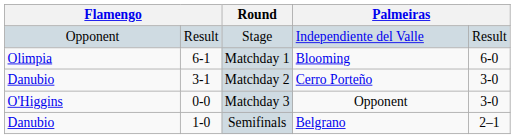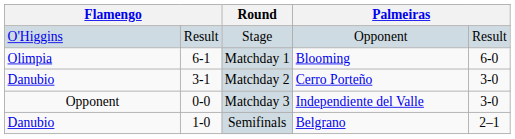(93, 36) Opponent -> (35, 36) O'Higgins
(360, 36) Independiente del Valle -> (381, 36) Opponent
(35, 101) O'Higgins -> (93, 101) Opponent
(381, 101) Opponent -> (360, 101) Independiente del Valle
